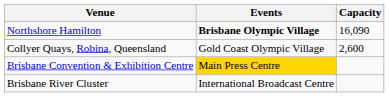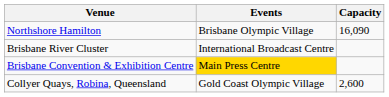(259, 30) bold -> (256, 30) normal
rows swapped: (86, 48) <-> (57, 83)
